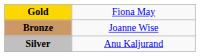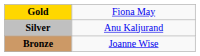rows swapped: (38, 43) <-> (38, 28)
